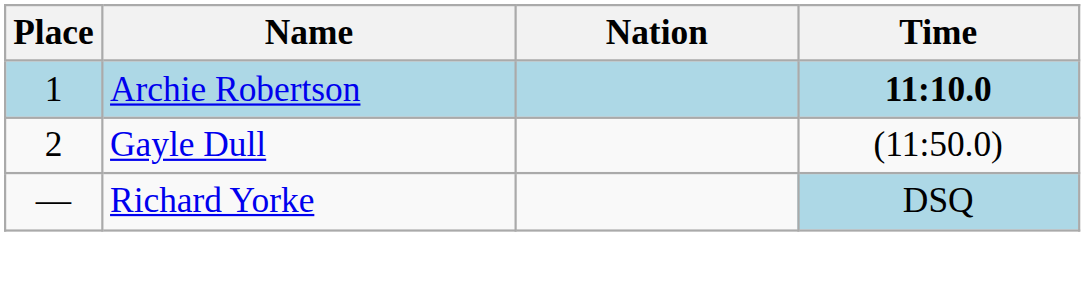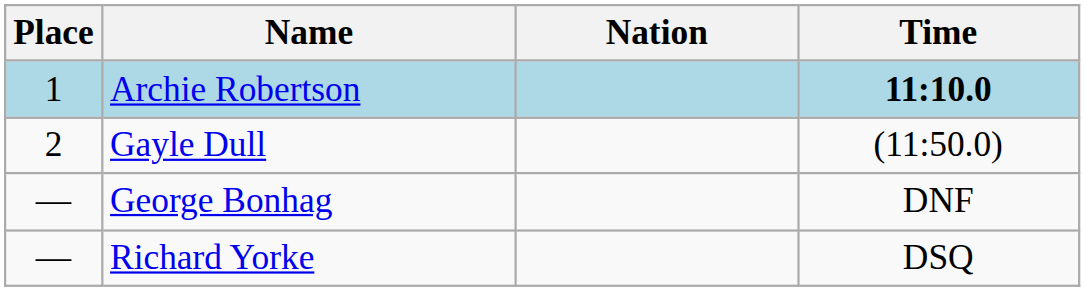+ row: (221, 200)
(938, 200) lightblue background -> (938, 256) no background
